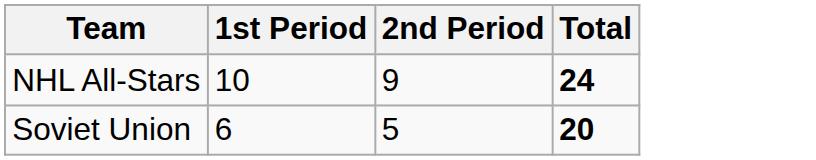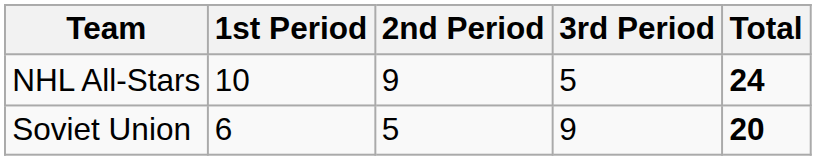+ column: (637, 29)
